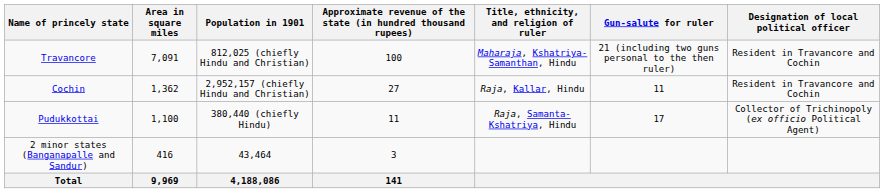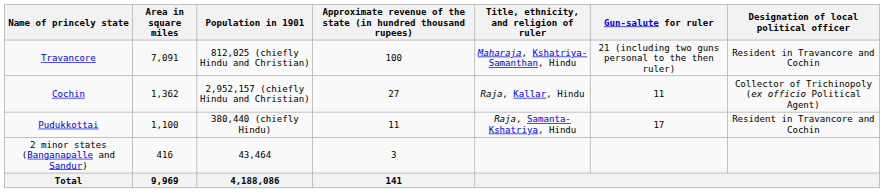(803, 89) Resident in Travancore and Cochin -> (803, 94) Collector of Trichinopoly (ex officio Political Agent)
(803, 119) Collector of Trichinopoly (ex officio Political Agent) -> (803, 125) Resident in Travancore and Cochin
